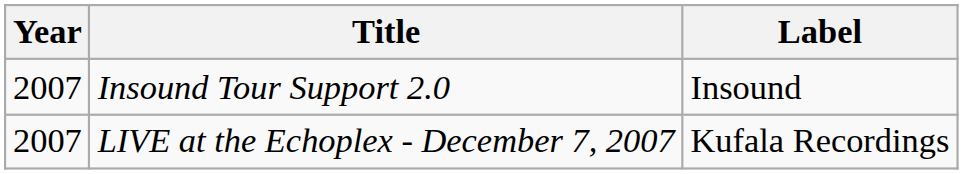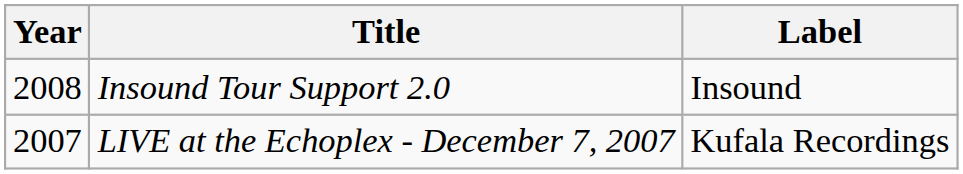(47, 86) 2007 -> (47, 86) 2008
